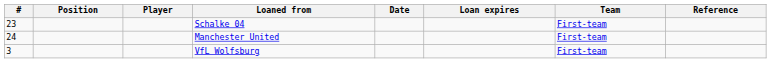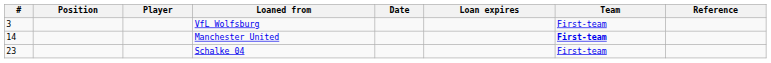rows swapped: (227, 51) <-> (220, 25)
(11, 38) 24 -> (11, 38) 14
(582, 38) normal -> (582, 38) bold
